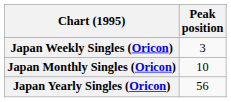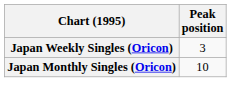- row: (92, 86)
